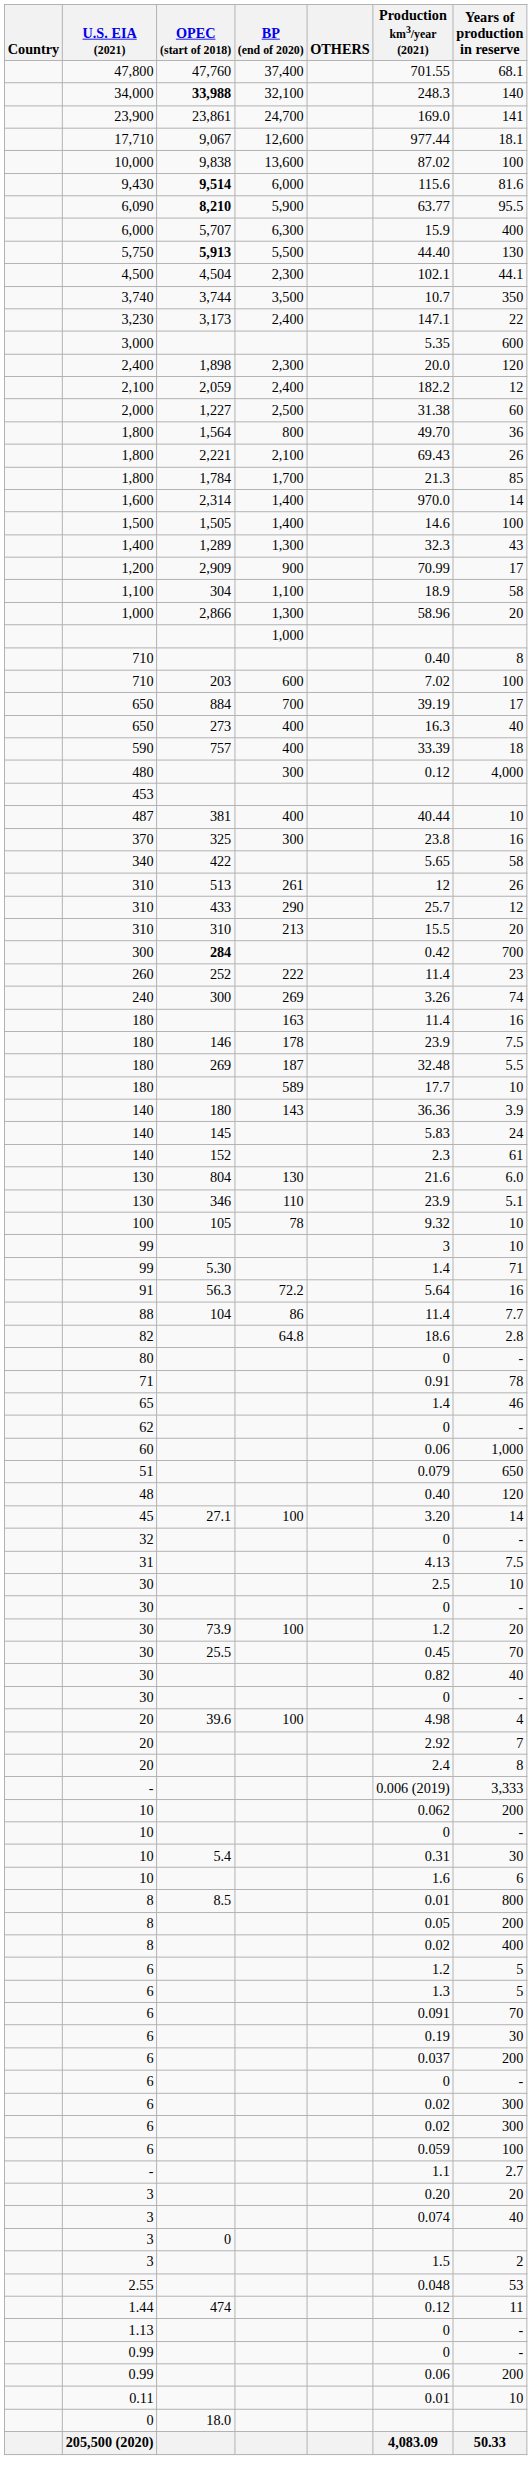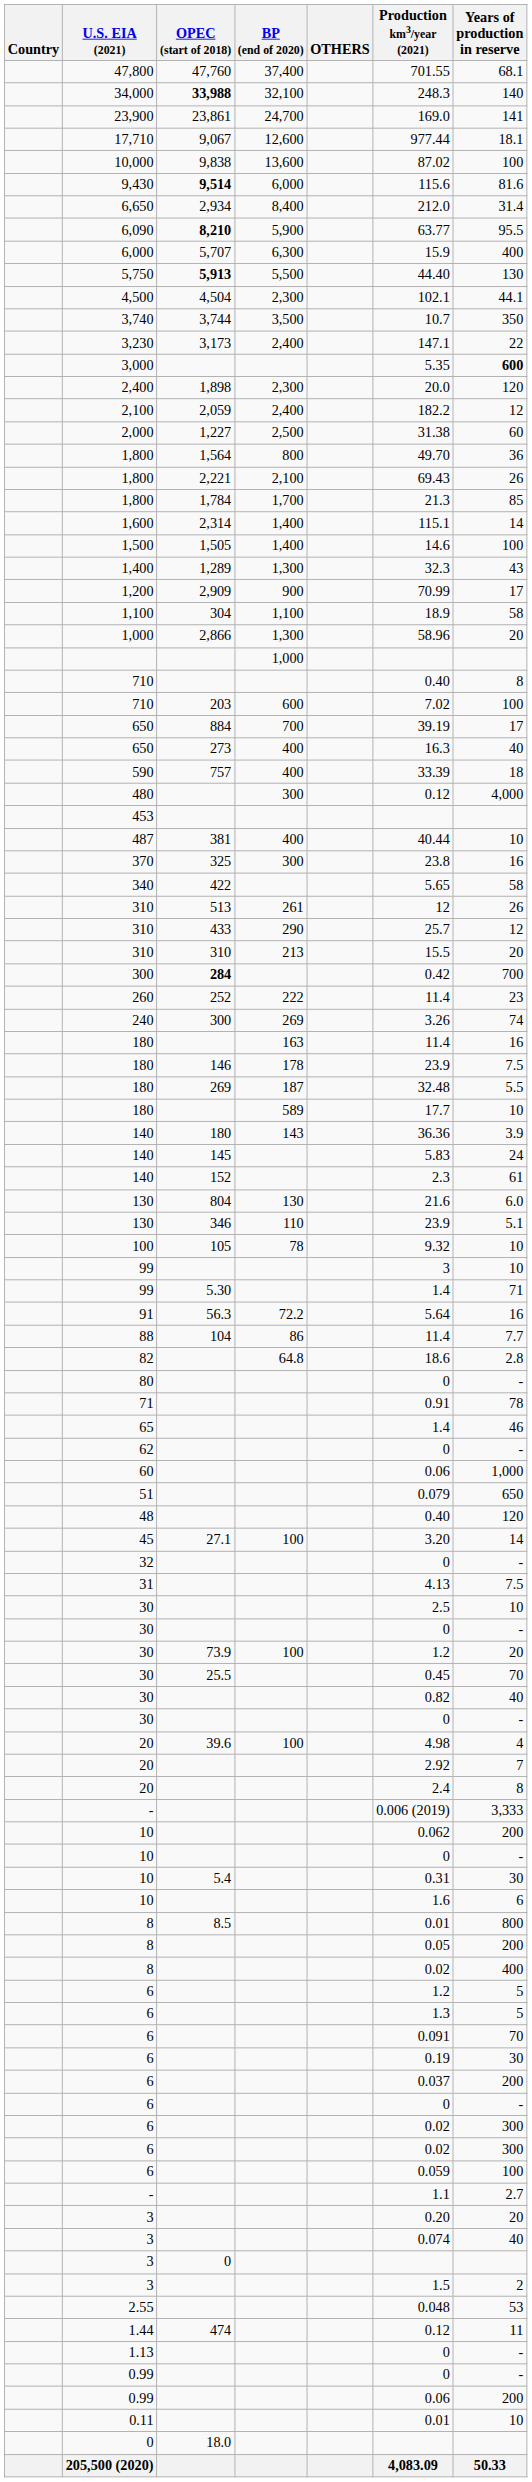+ row: (138, 207)
(513, 342) normal -> (513, 365) bold
(434, 500) 970.0 -> (434, 523) 115.1
